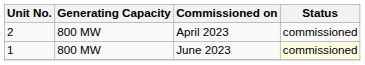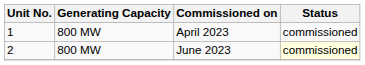(10, 32) 2 -> (10, 32) 1
(10, 50) 1 -> (10, 50) 2
